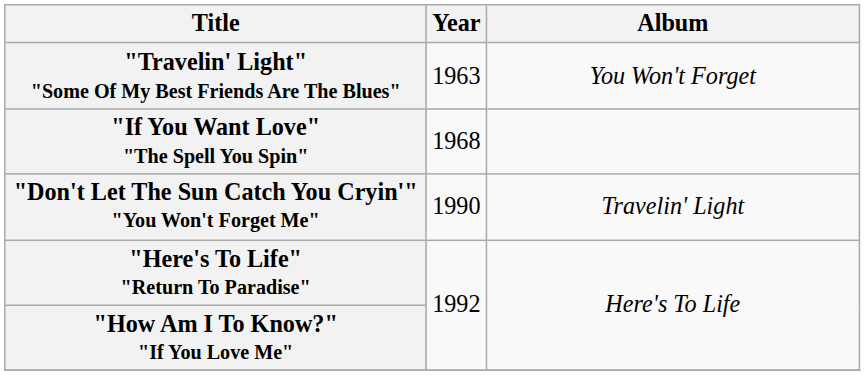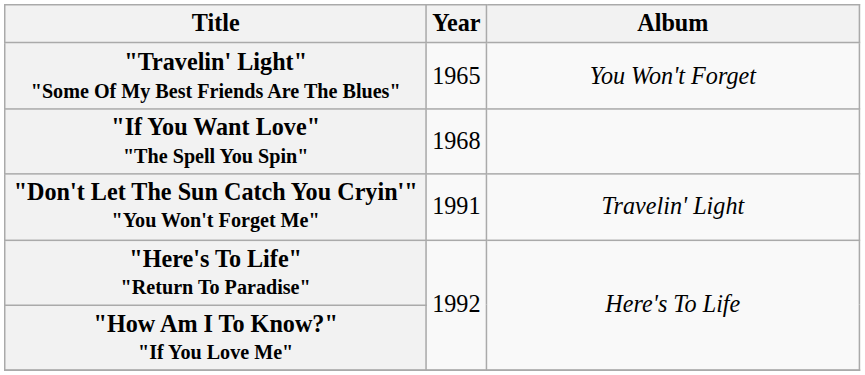(456, 75) 1963 -> (456, 75) 1965
(456, 206) 1990 -> (456, 206) 1991
